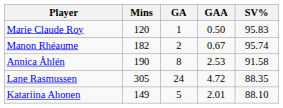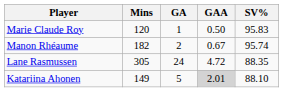- row: (36, 62)
(216, 95) no background -> (216, 78) lightgrey background
